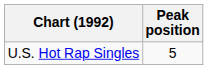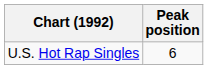(173, 53) 5 -> (173, 53) 6
